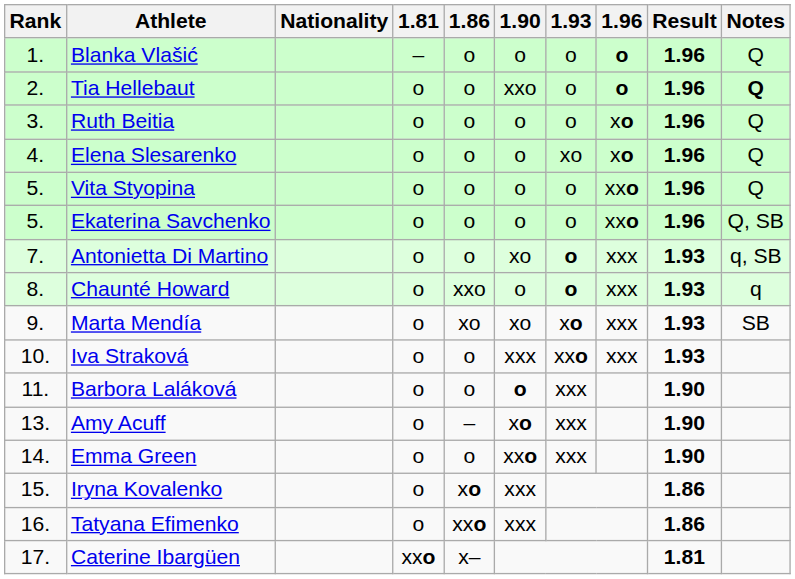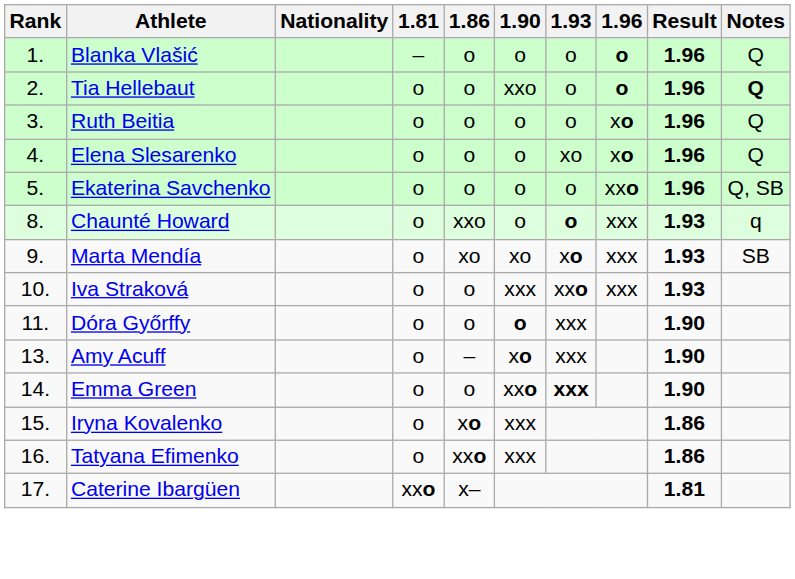- row: (133, 188)
- row: (170, 255)
- row: (154, 389)
+ row: (131, 322)
(571, 456) normal -> (571, 389) bold
